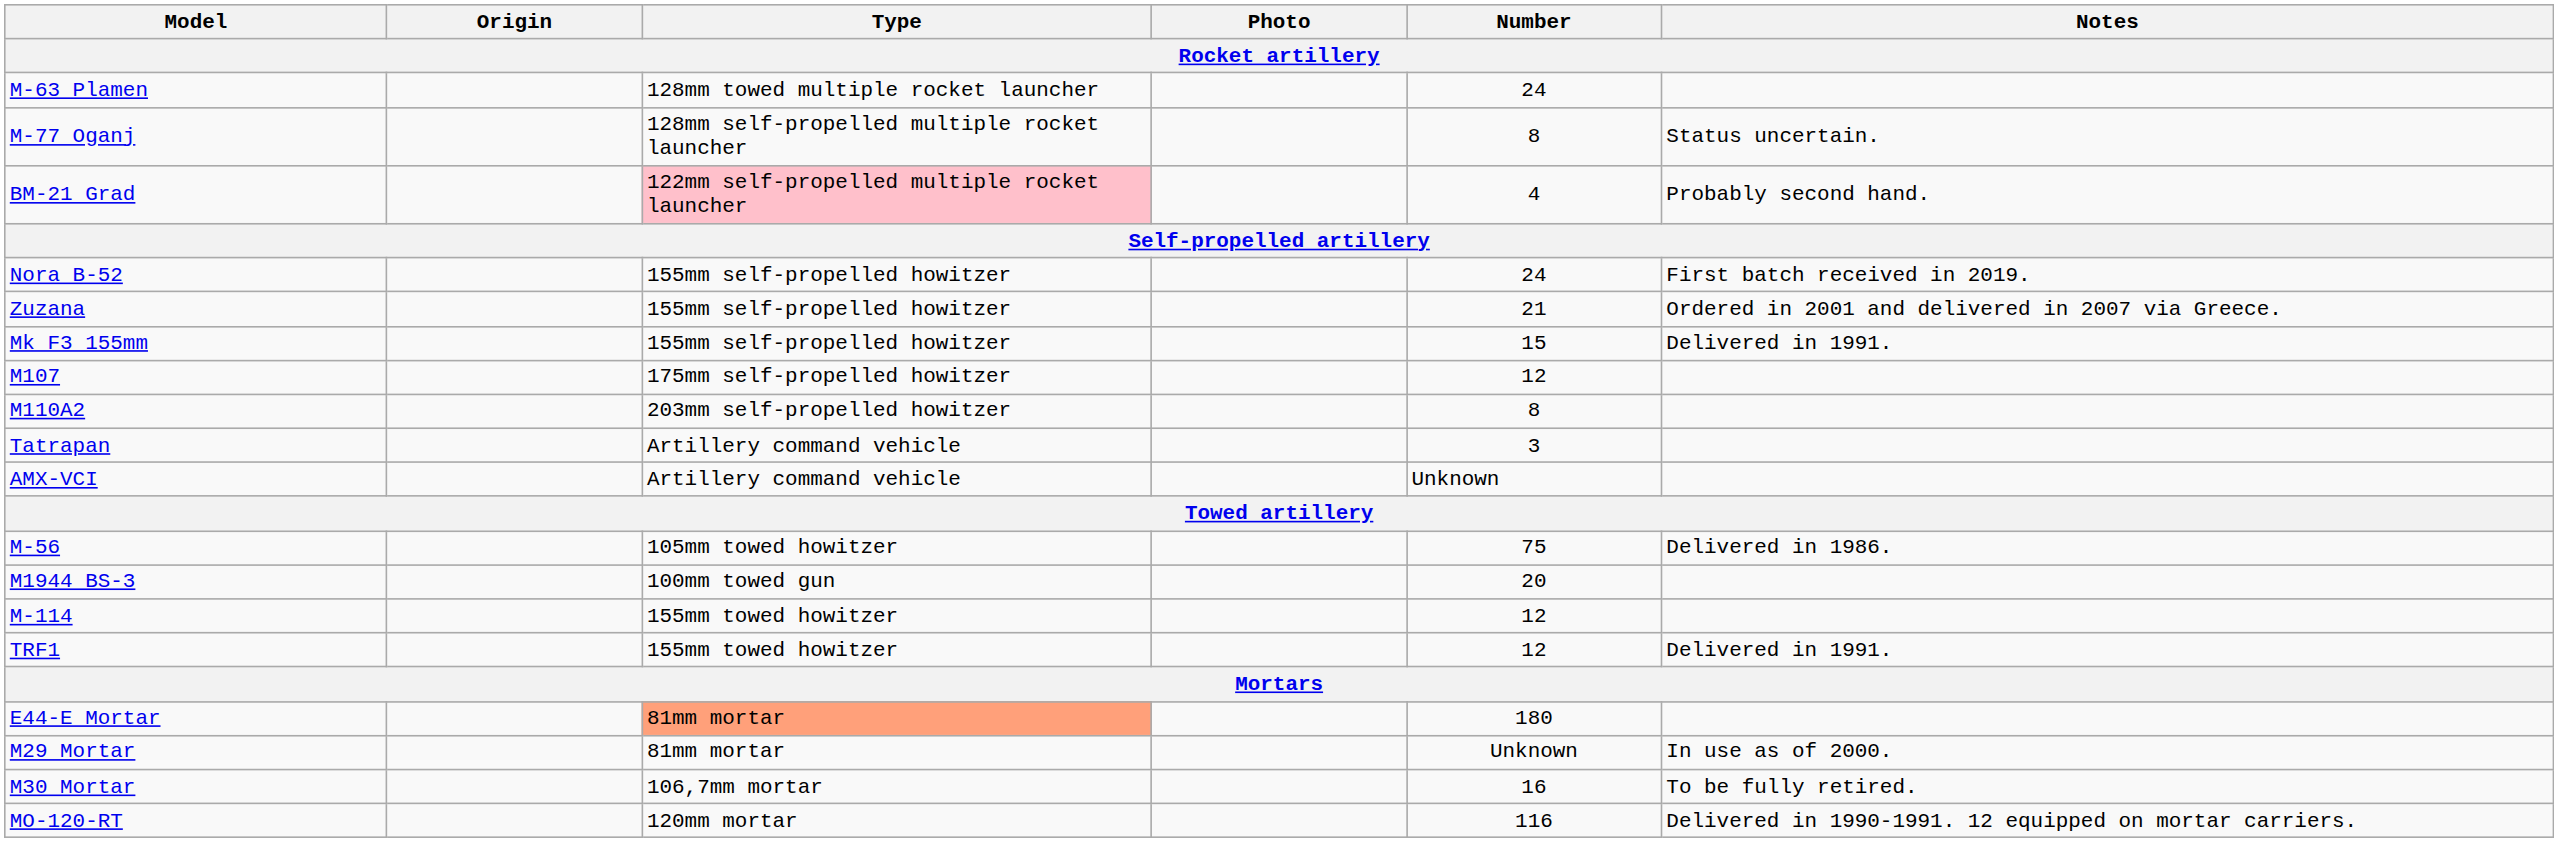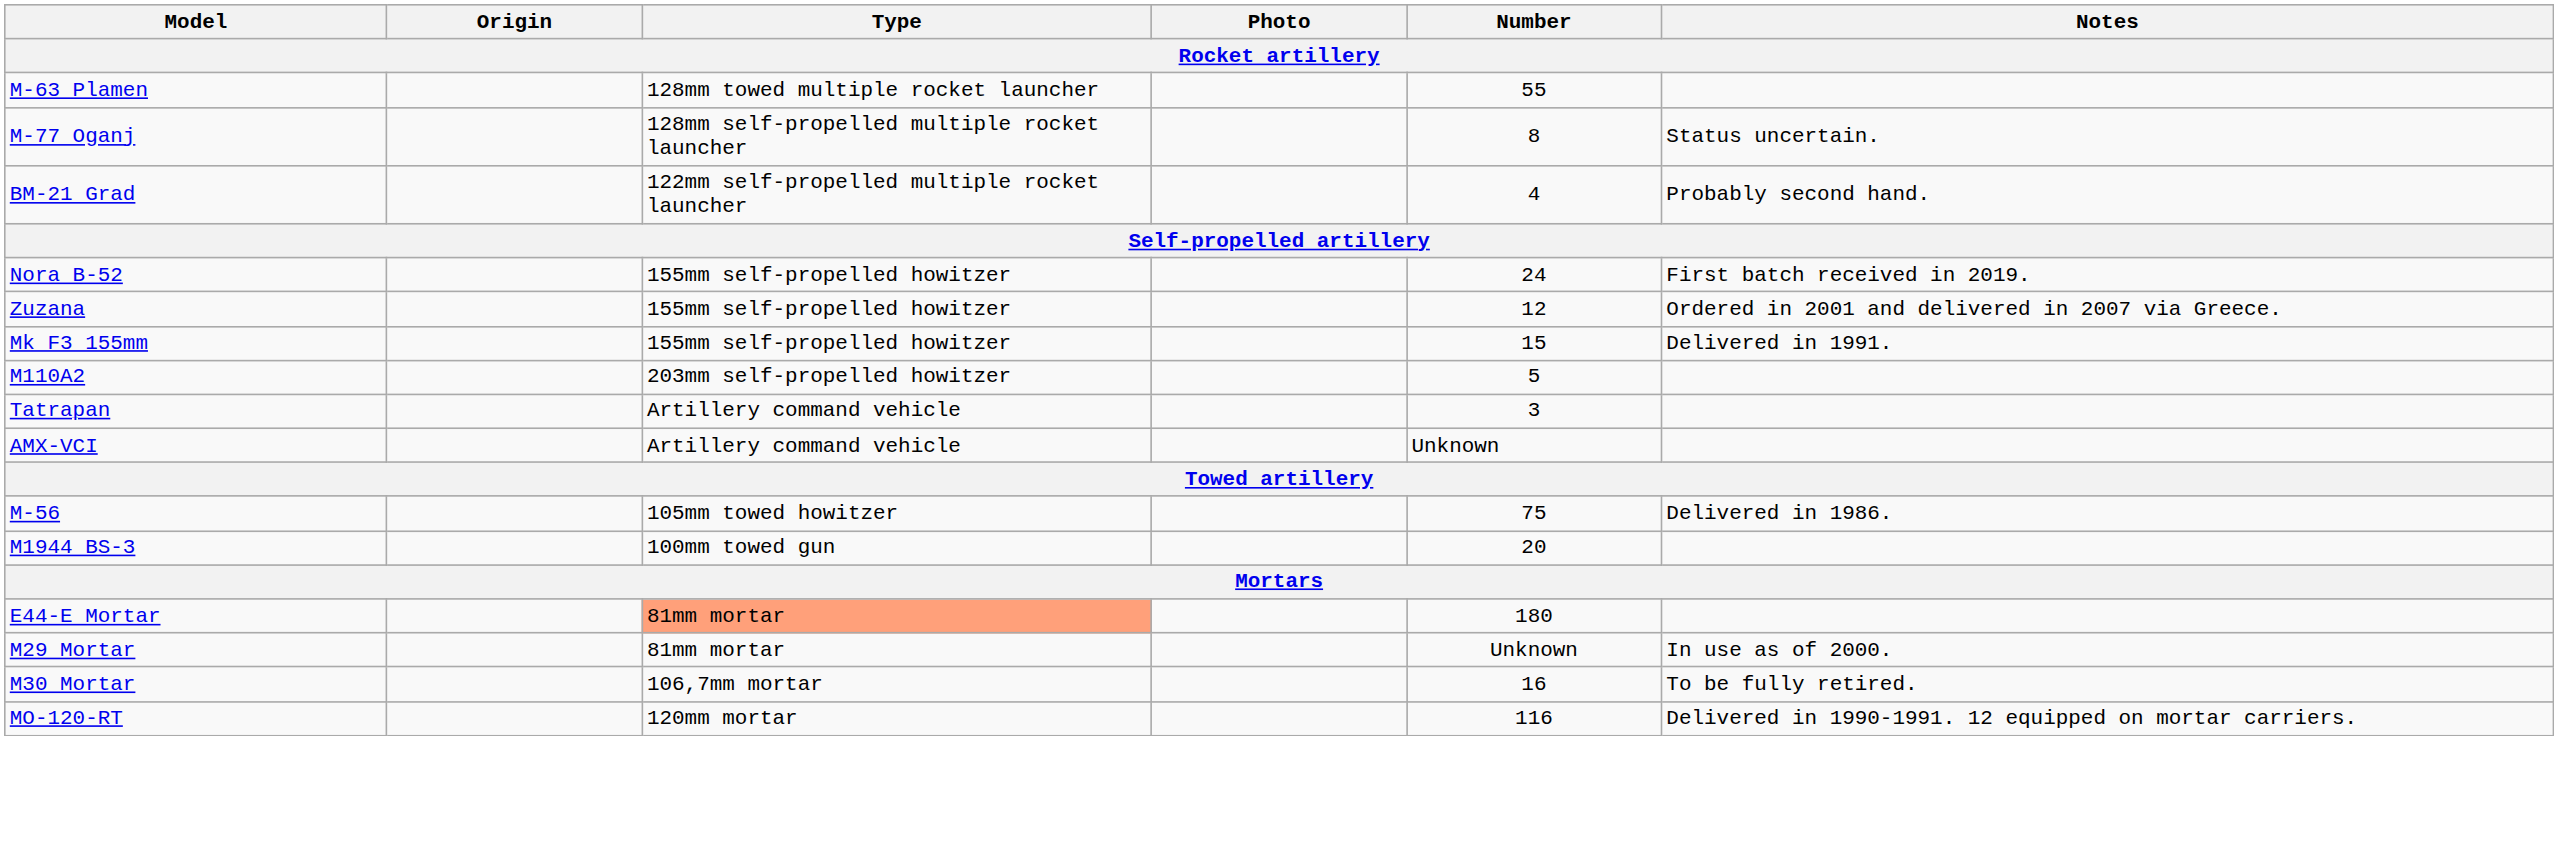(1534, 90) 24 -> (1534, 90) 55
(873, 195) pink background -> (873, 195) no background
(1534, 309) 21 -> (1534, 309) 12
- row: (35, 377)
(1534, 411) 8 -> (1534, 377) 5
- row: (41, 616)
- row: (35, 650)
